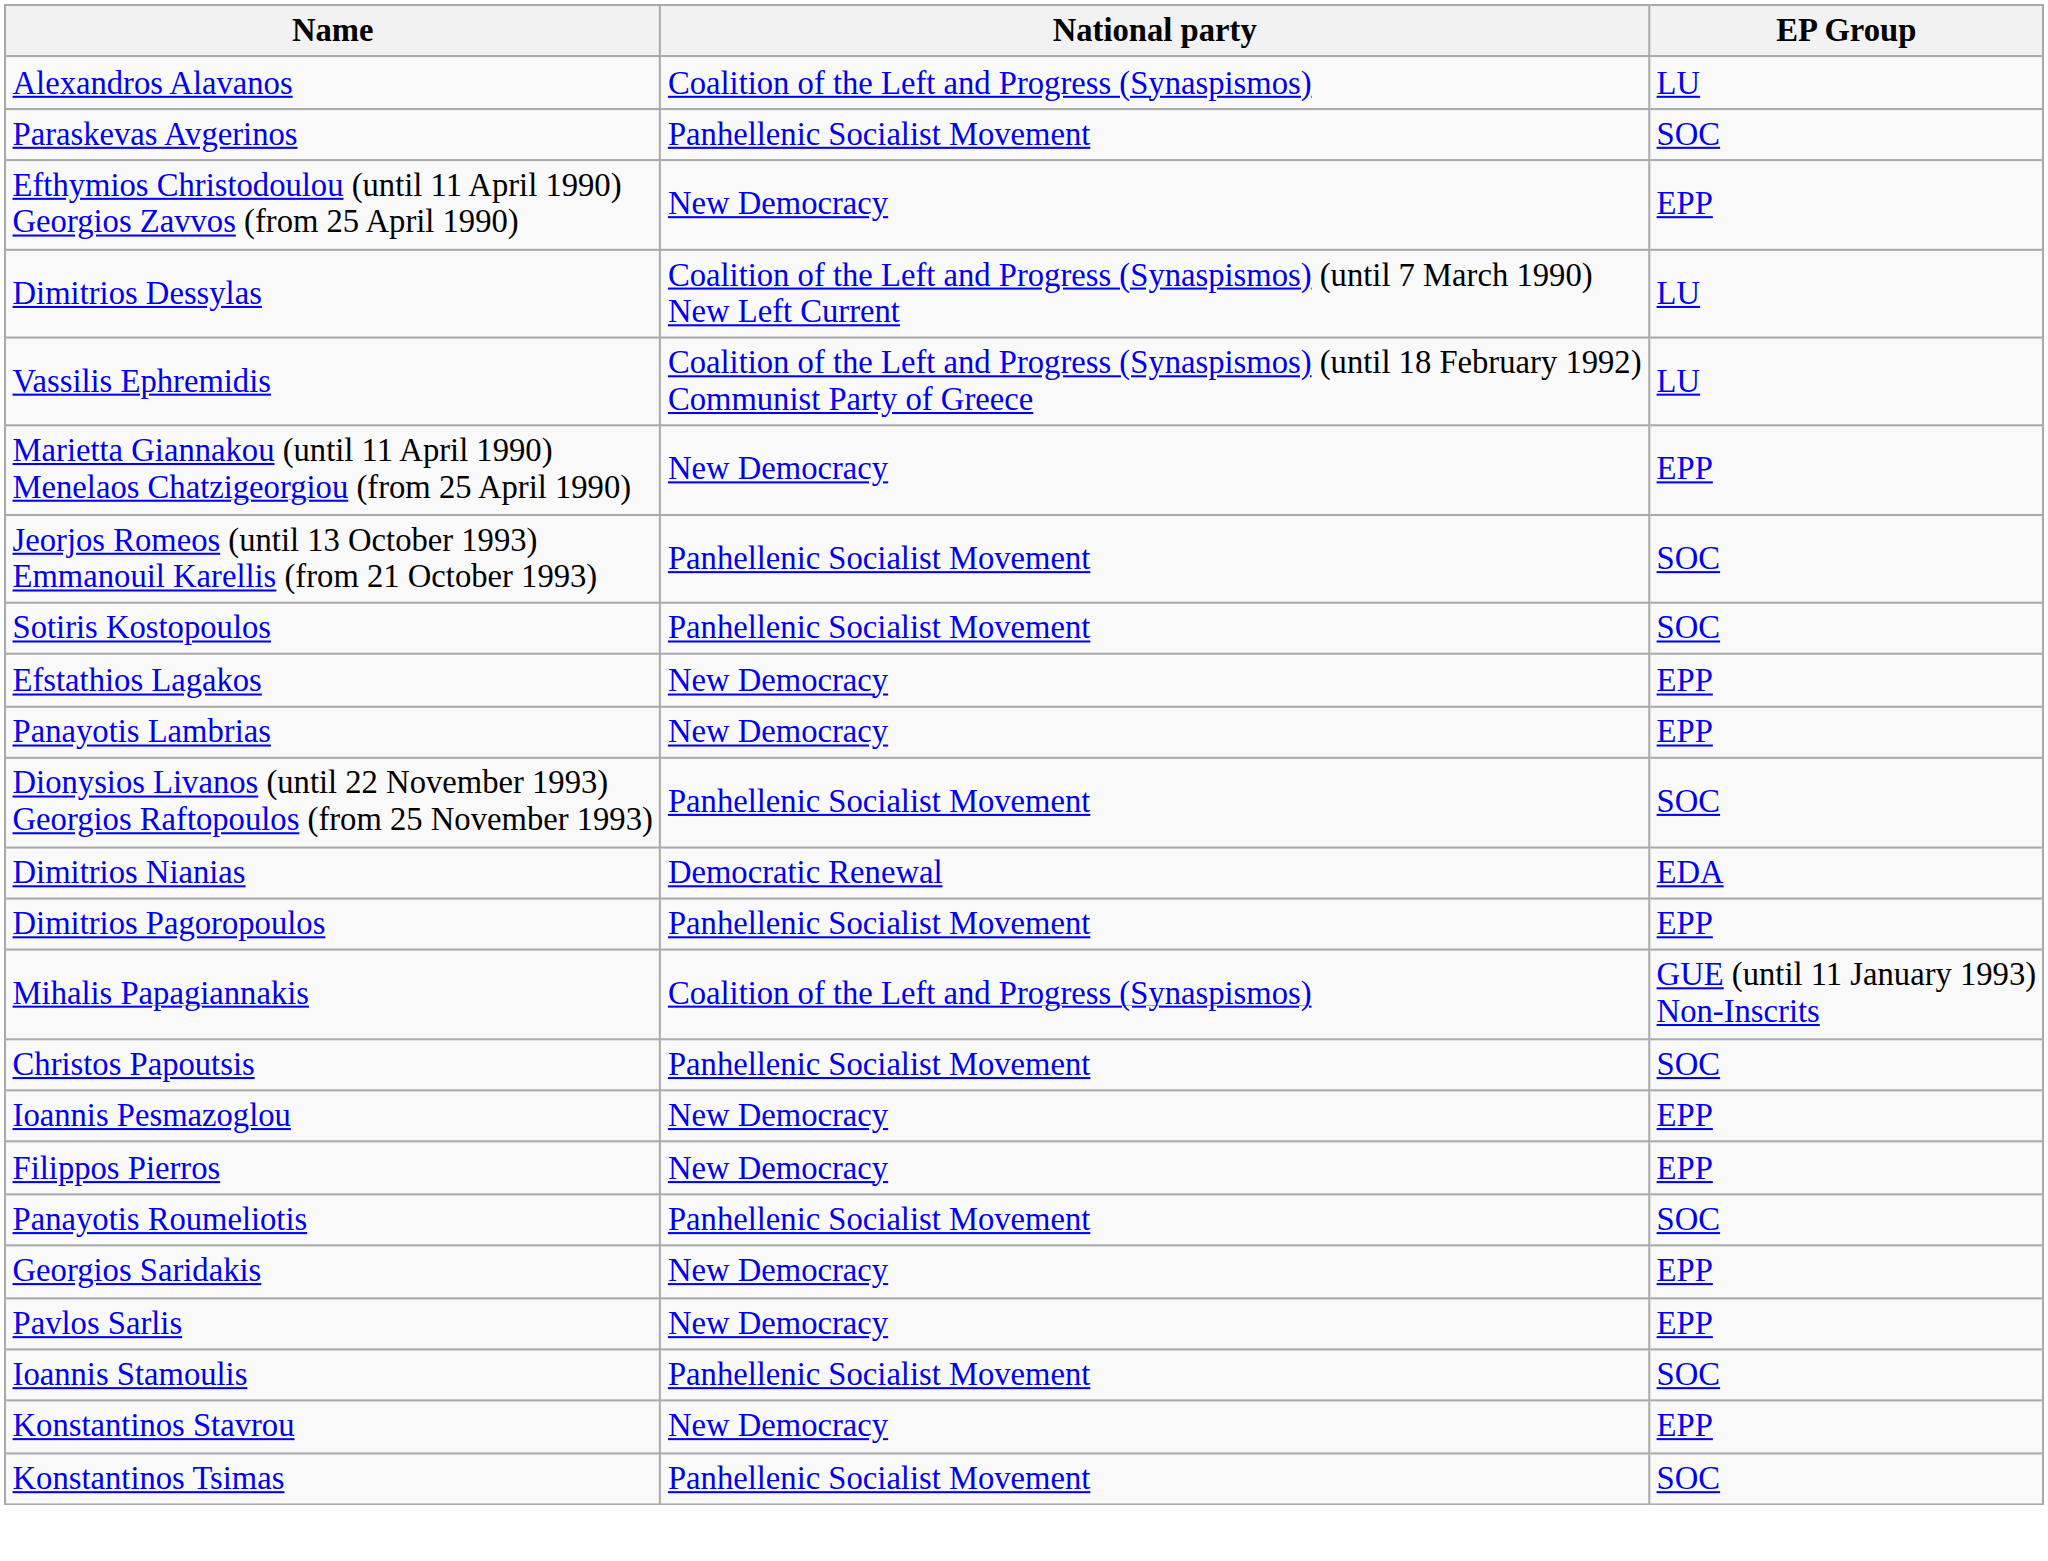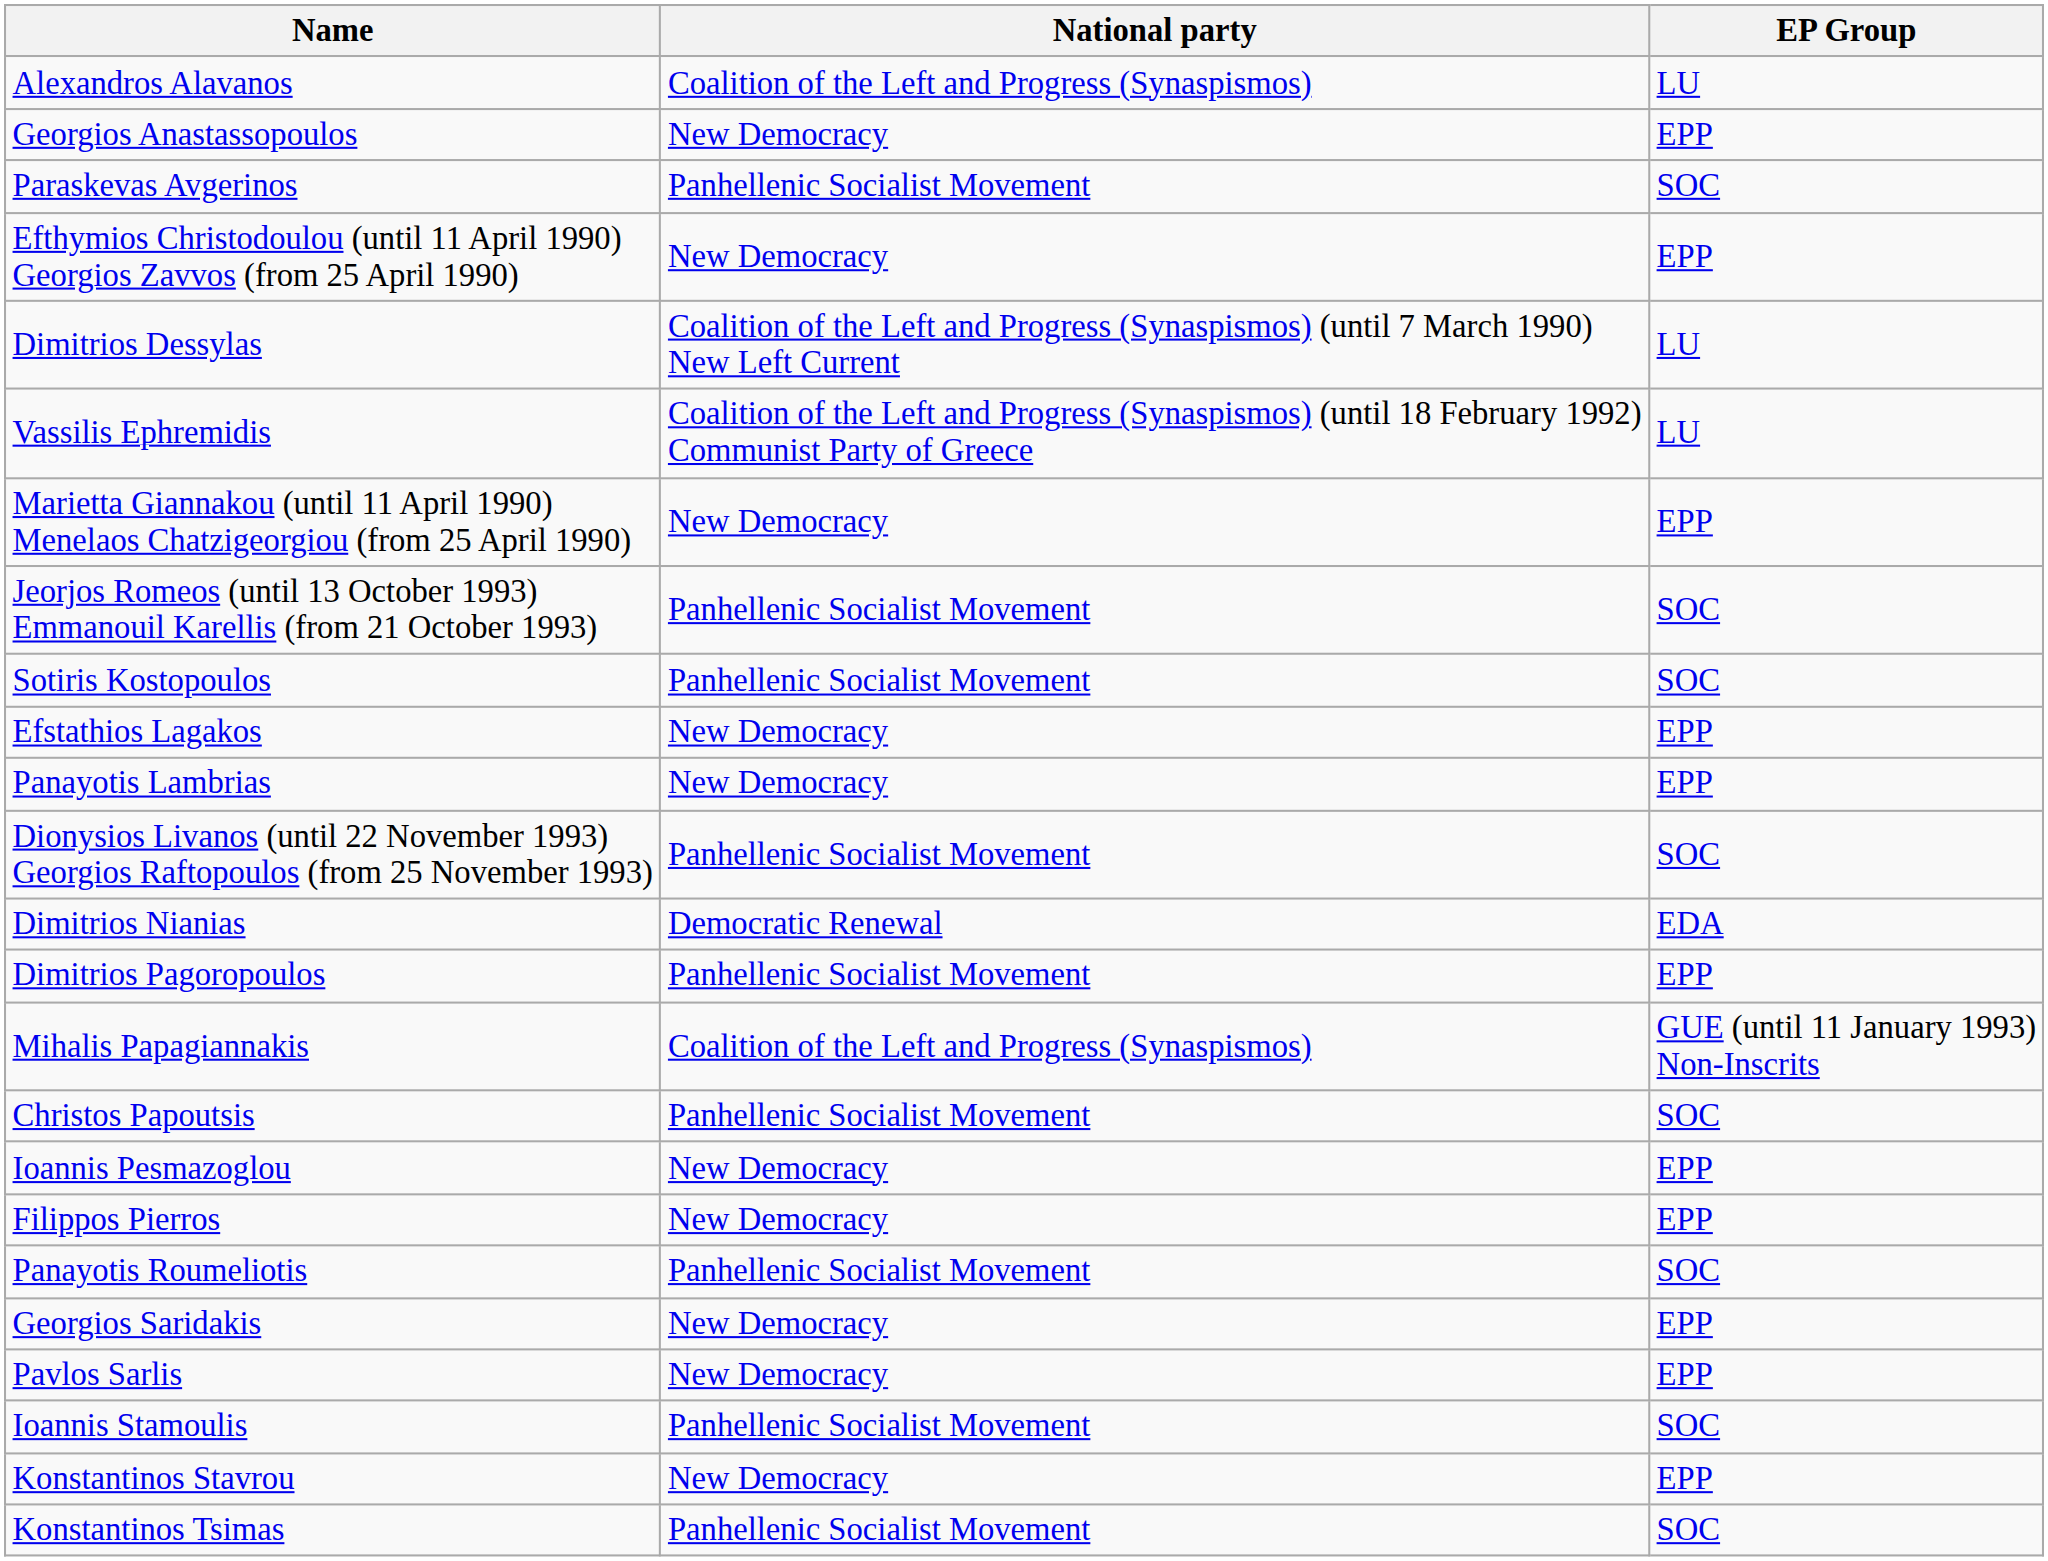+ row: (185, 133)
